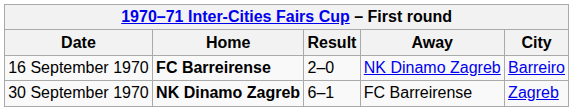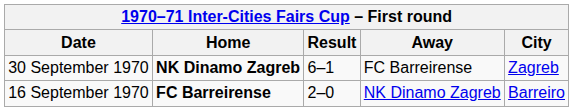rows swapped: (78, 67) <-> (78, 93)
